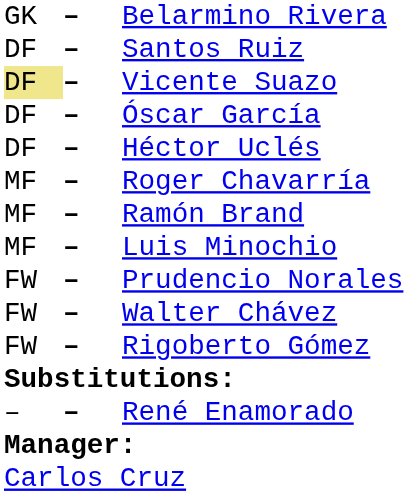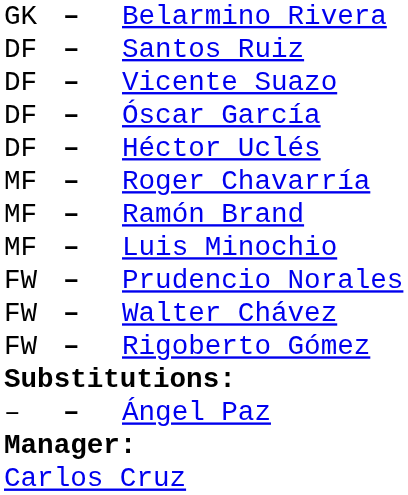(21, 83) khaki background -> (21, 83) no background
+ row: (196, 413)
- row: (238, 413)
